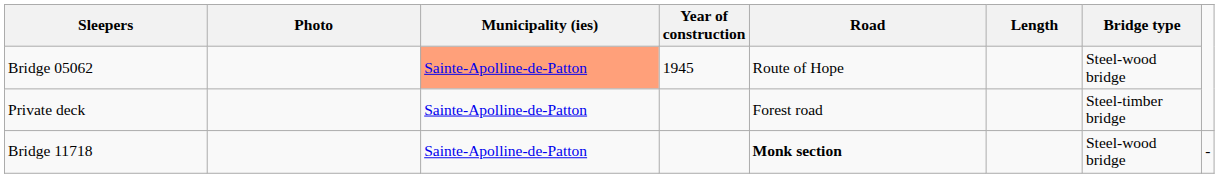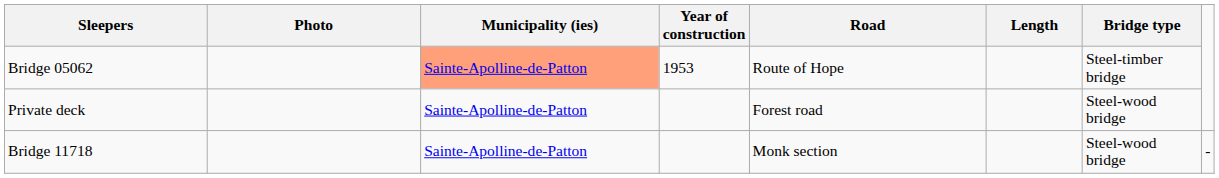(678, 67) 1945 -> (678, 67) 1953
(1121, 67) Steel-wood bridge -> (1124, 67) Steel-timber bridge
(1124, 109) Steel-timber bridge -> (1121, 109) Steel-wood bridge
(797, 151) bold -> (795, 151) normal
